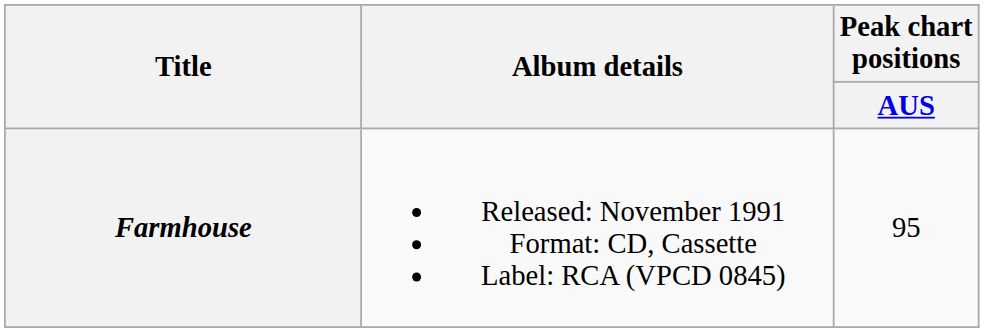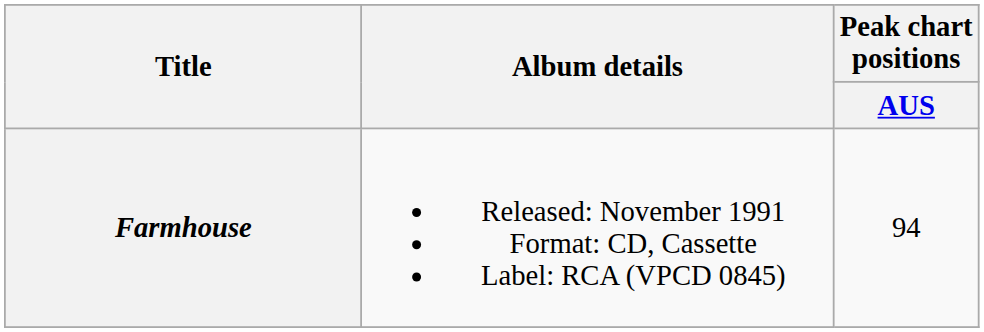(906, 227) 95 -> (906, 227) 94
